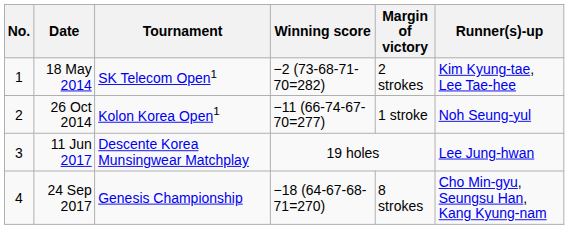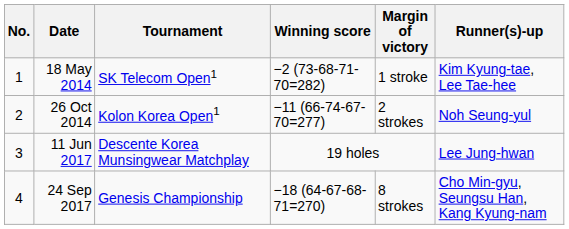(401, 77) 2 strokes -> (403, 77) 1 stroke
(403, 115) 1 stroke -> (401, 115) 2 strokes
